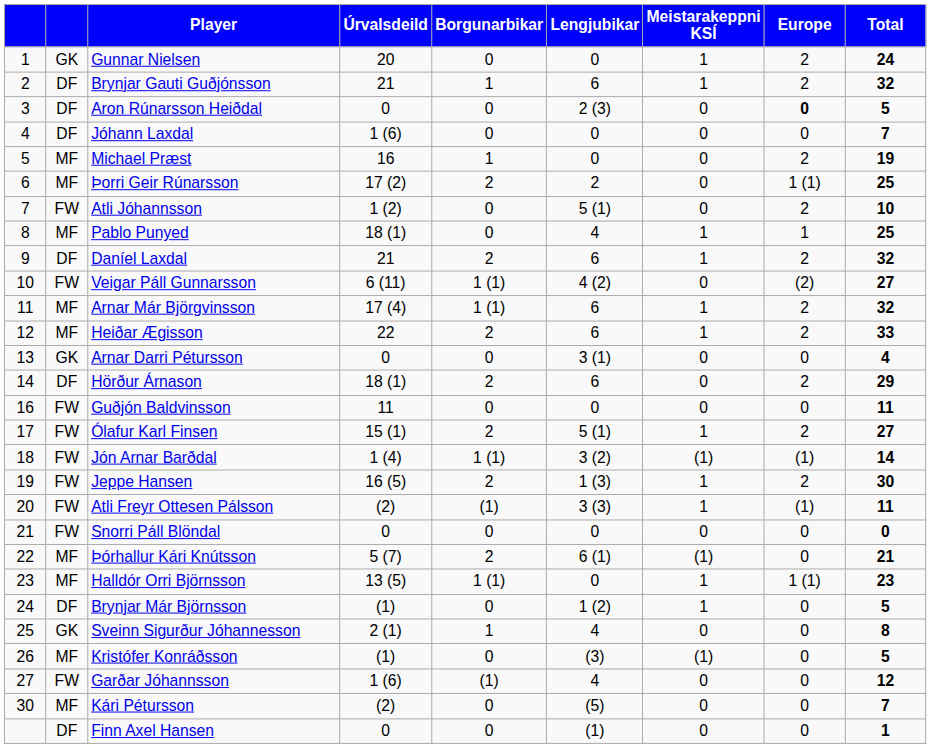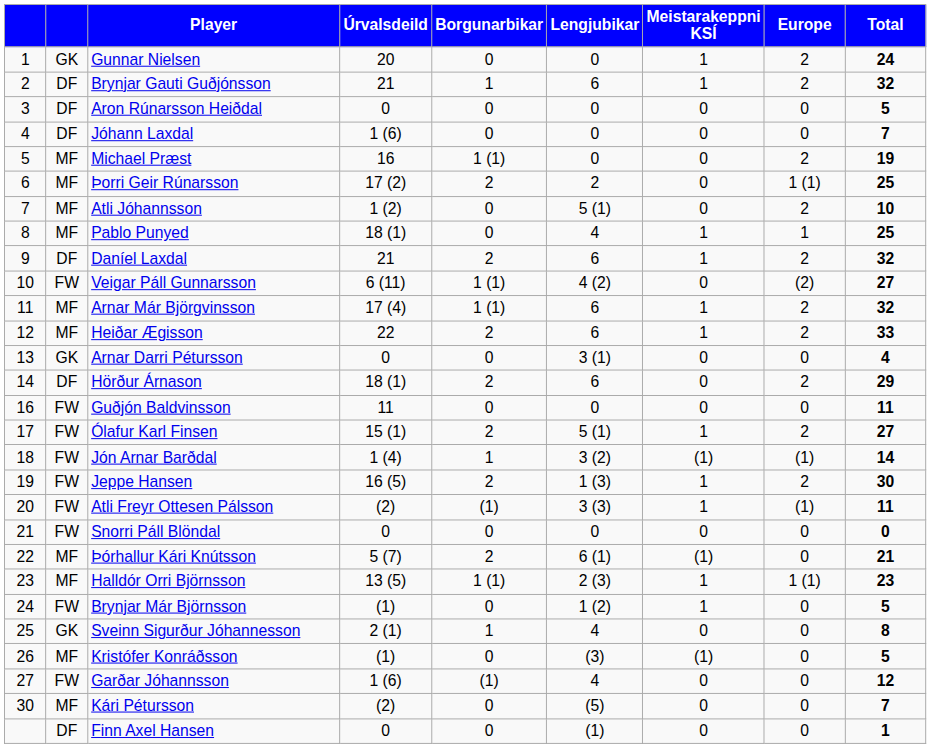(595, 109) 2 (3) -> (595, 109) 0
(805, 109) bold -> (805, 109) normal
(489, 158) 1 -> (489, 158) 1 (1)
(67, 208) FW -> (67, 208) MF
(489, 457) 1 (1) -> (489, 457) 1
(595, 581) 0 -> (595, 581) 2 (3)
(67, 606) DF -> (67, 606) FW
